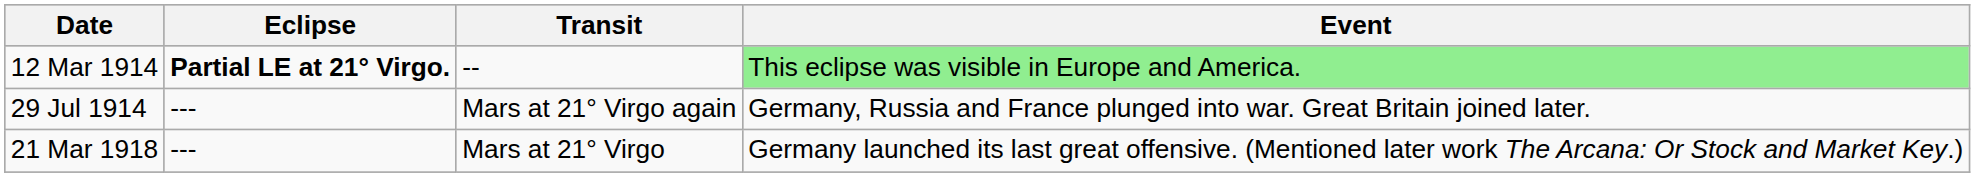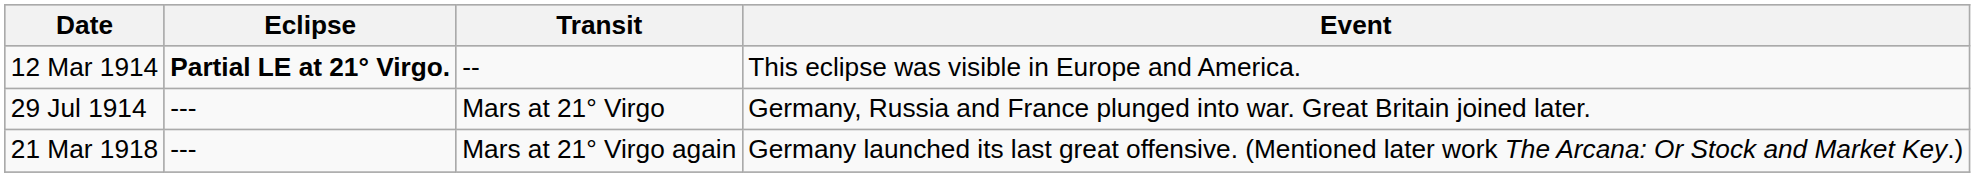(1025, 66) lightgreen background -> (1025, 66) no background
(599, 108) Mars at 21° Virgo again -> (563, 108) Mars at 21° Virgo
(563, 150) Mars at 21° Virgo -> (599, 150) Mars at 21° Virgo again
